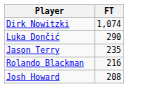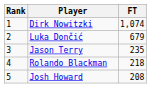+ column: (16, 11)
(114, 37) 290 -> (137, 37) 679
(114, 63) 216 -> (137, 63) 218
